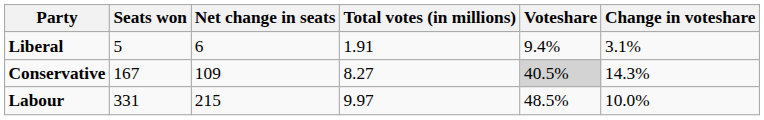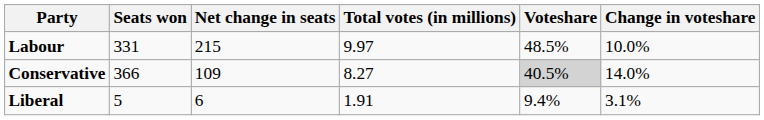rows swapped: (36, 100) <-> (36, 45)
(126, 73) 167 -> (126, 73) 366
(627, 73) 14.3% -> (627, 73) 14.0%
